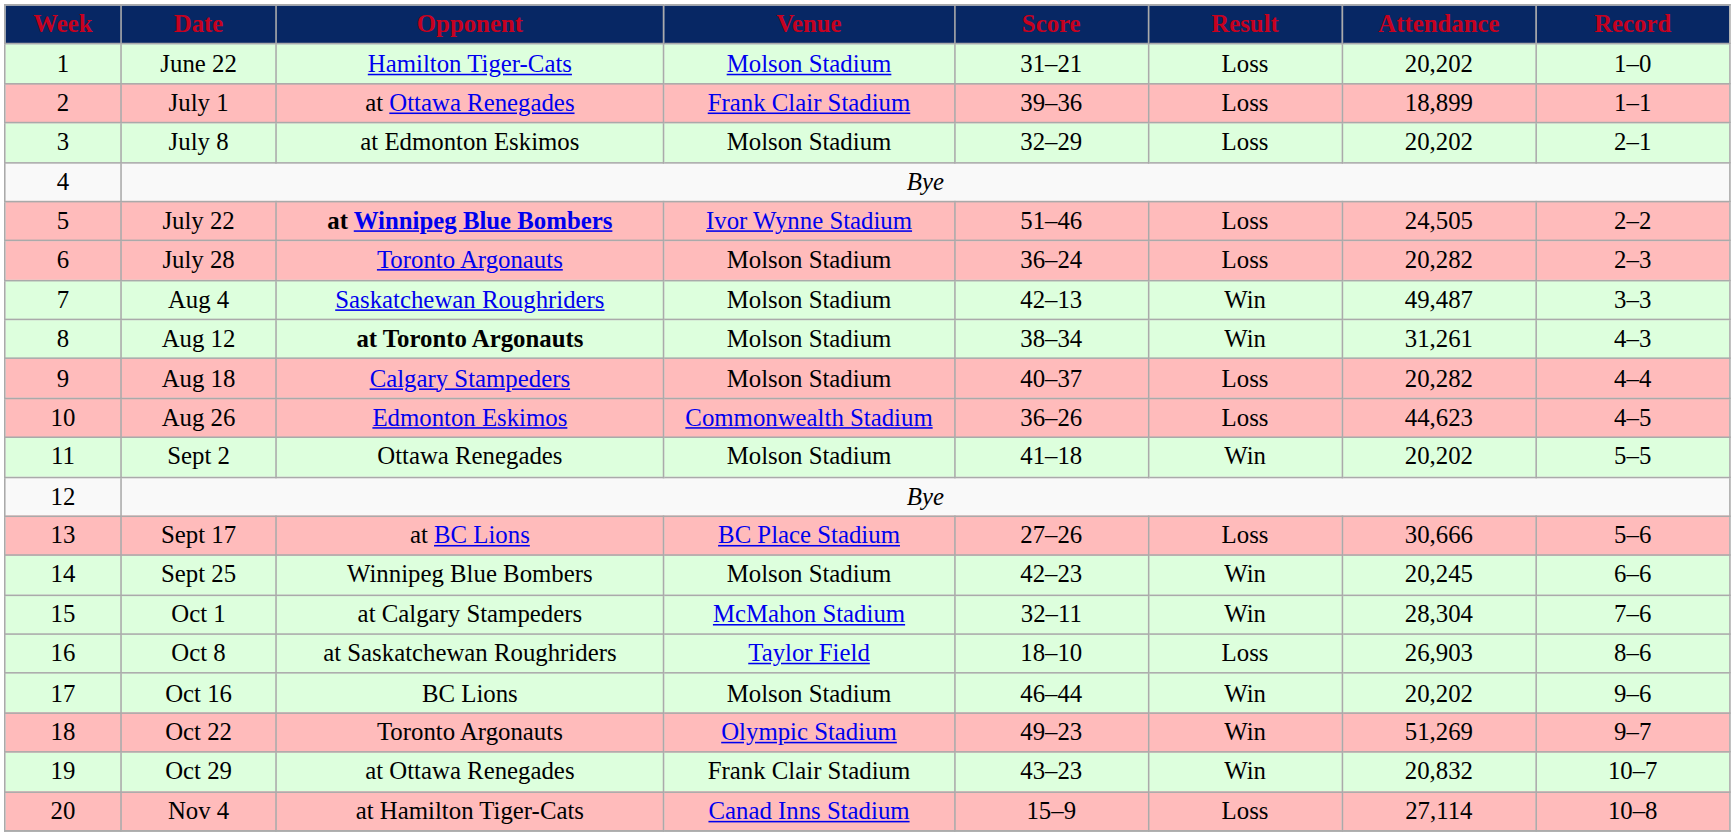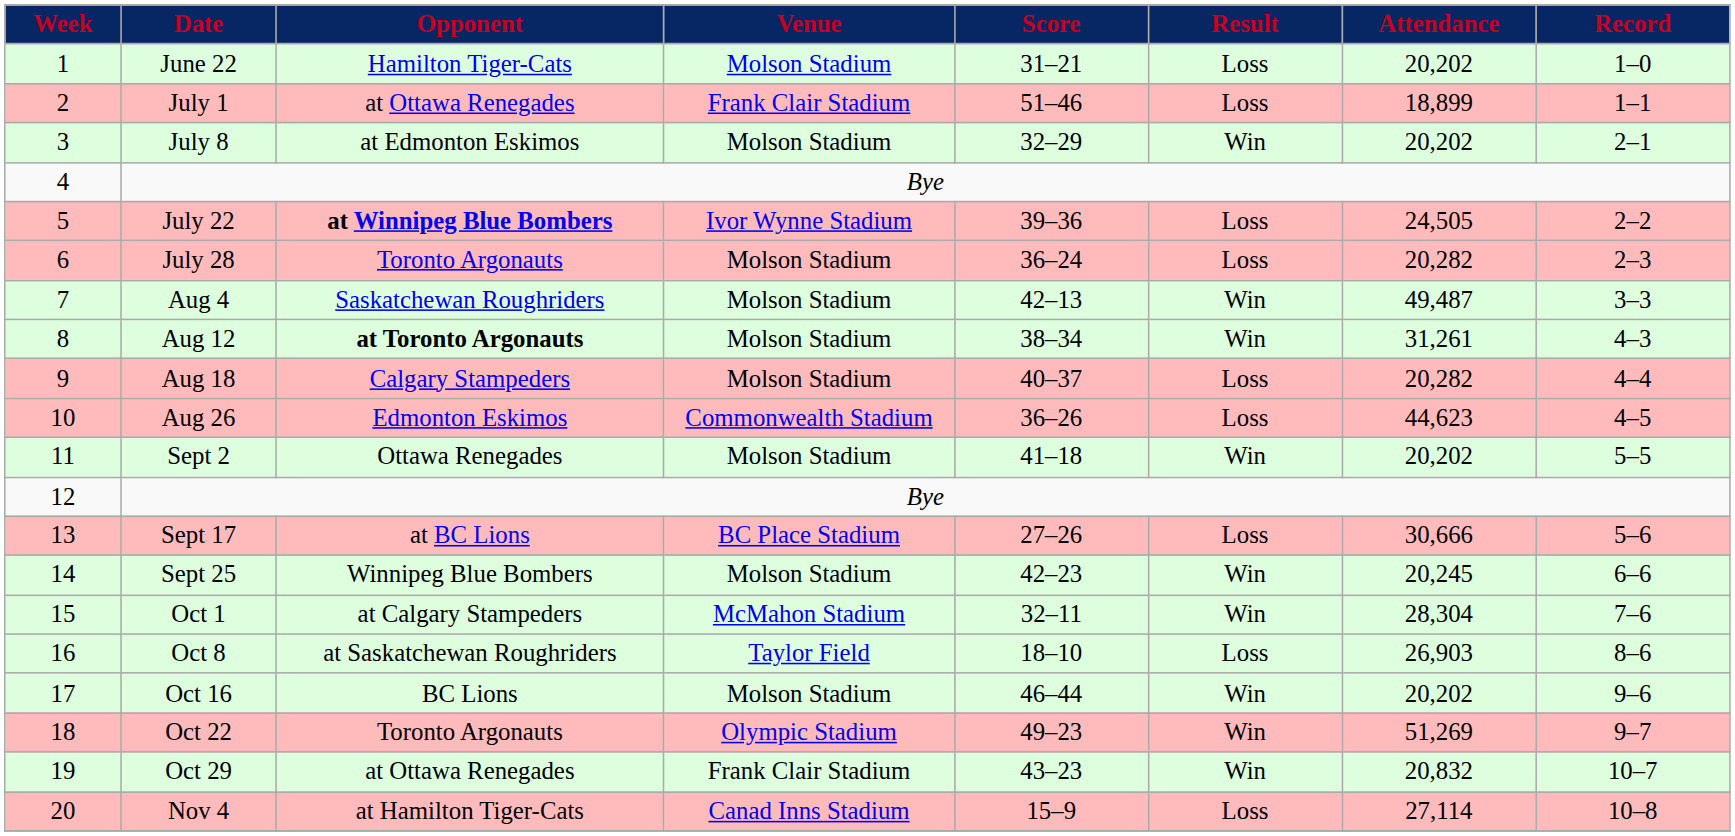(1051, 102) 39–36 -> (1051, 102) 51–46
(1245, 142) Loss -> (1245, 142) Win
(1051, 220) 51–46 -> (1051, 220) 39–36
